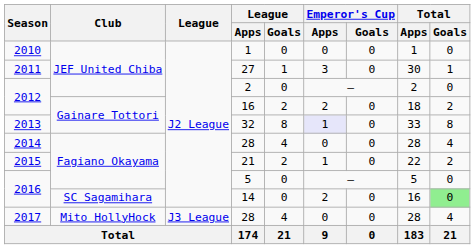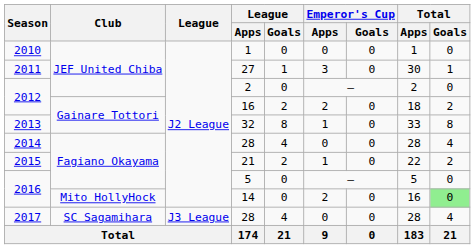(325, 124) lavender background -> (325, 124) no background
(108, 198) SC Sagamihara -> (108, 198) Mito HollyHock
(108, 216) Mito HollyHock -> (108, 216) SC Sagamihara
